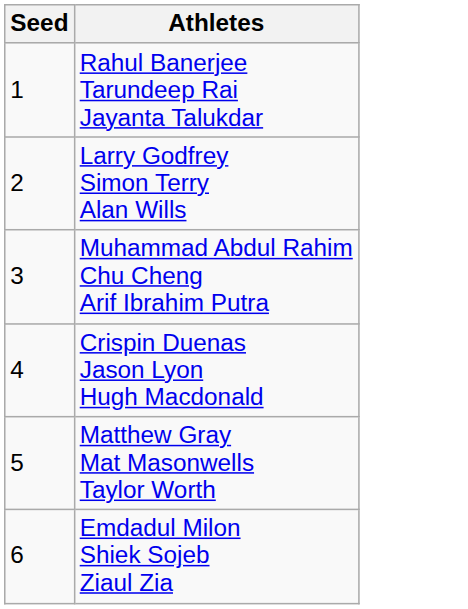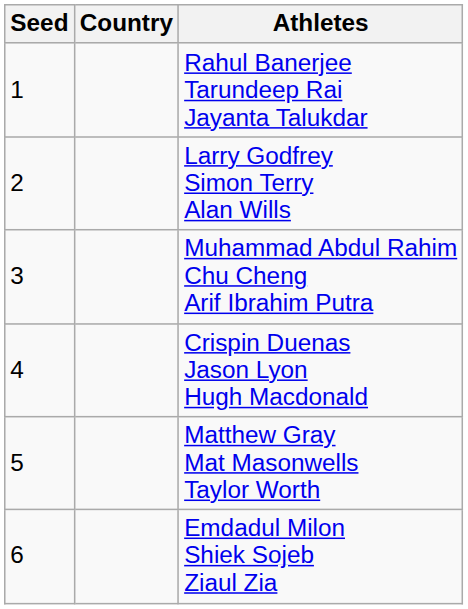+ column: (126, 23)
